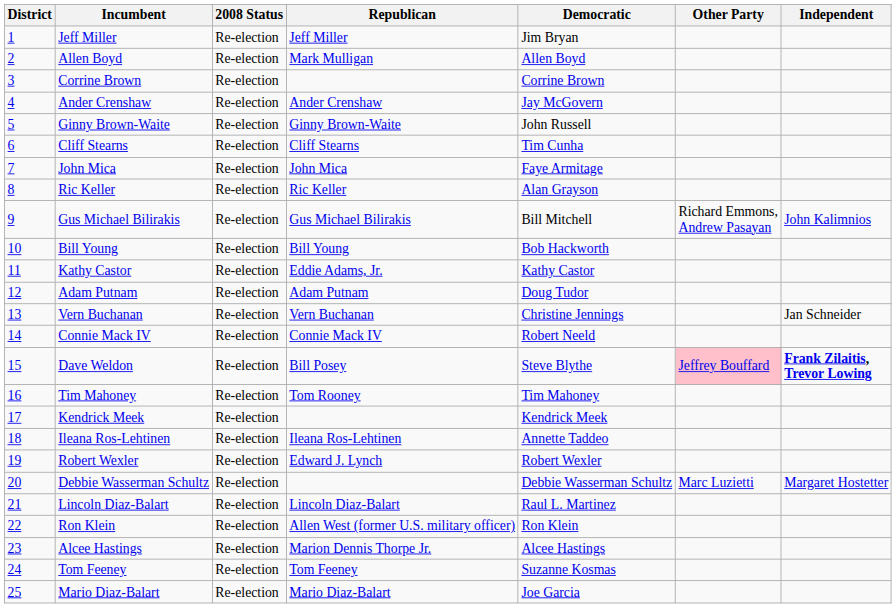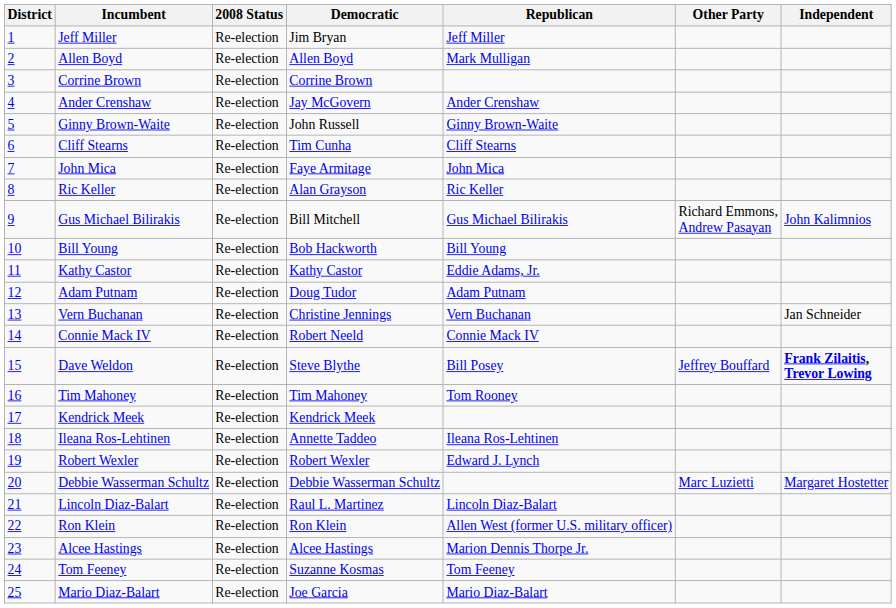columns swapped: (597, 15) <-> (402, 15)
(724, 365) pink background -> (724, 365) no background
